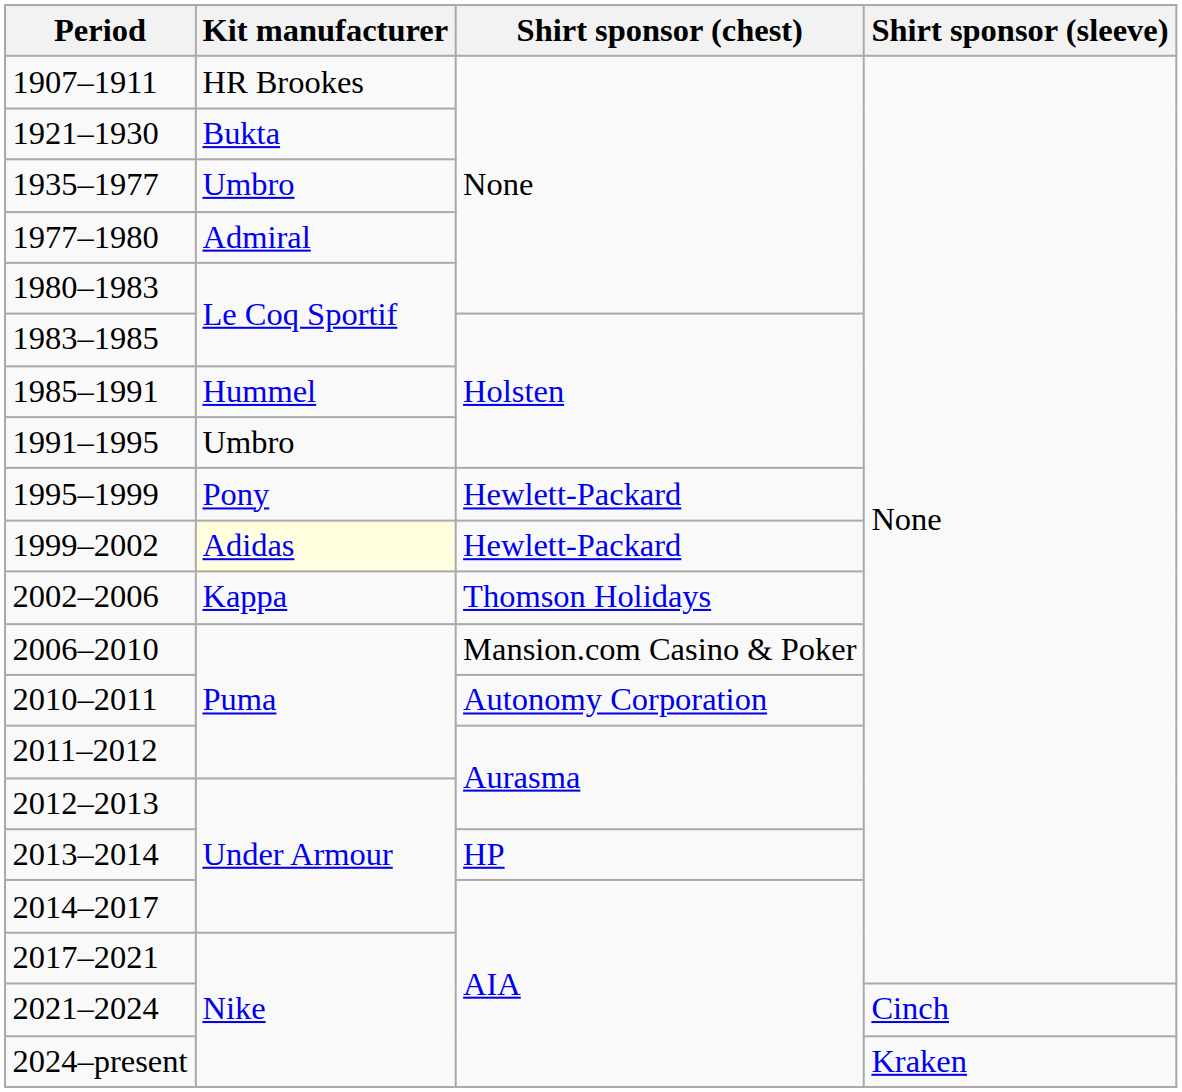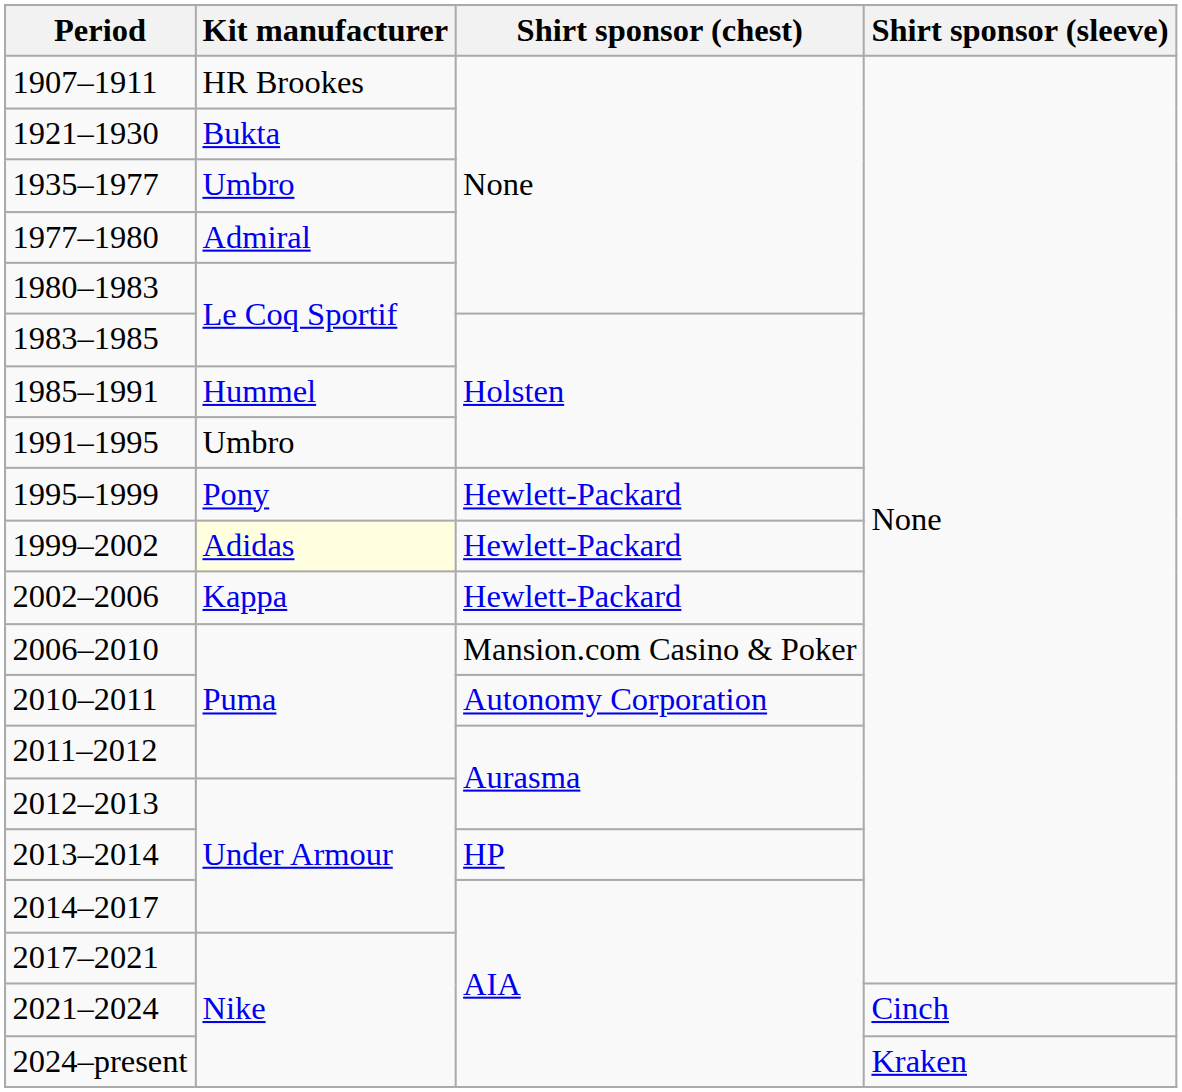(587, 596) Thomson Holidays -> (572, 596) Hewlett-Packard
